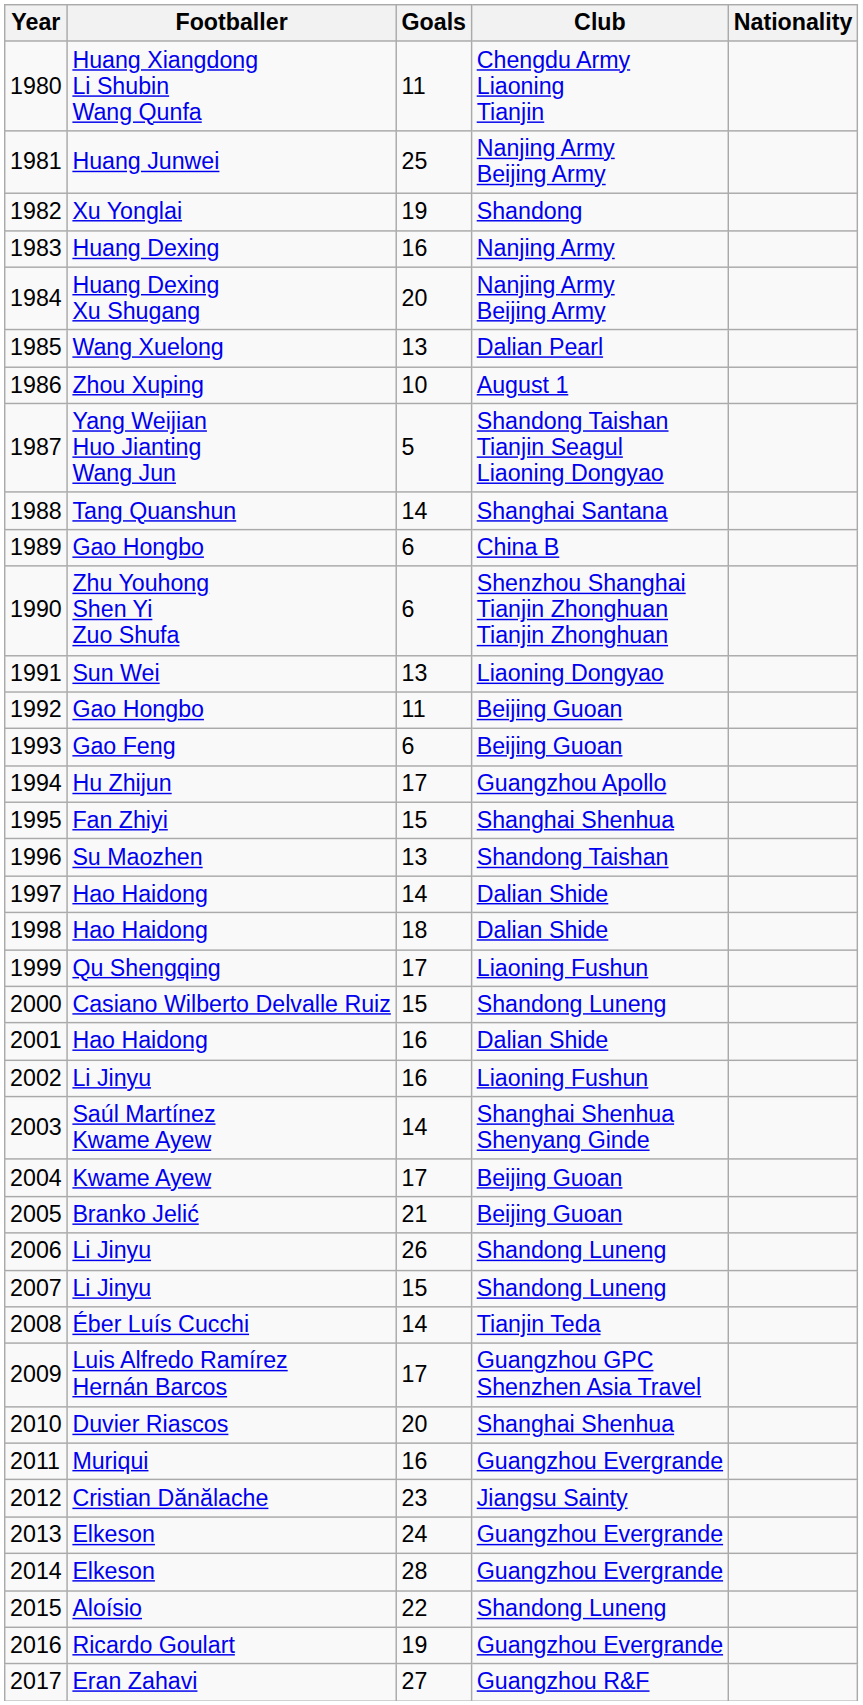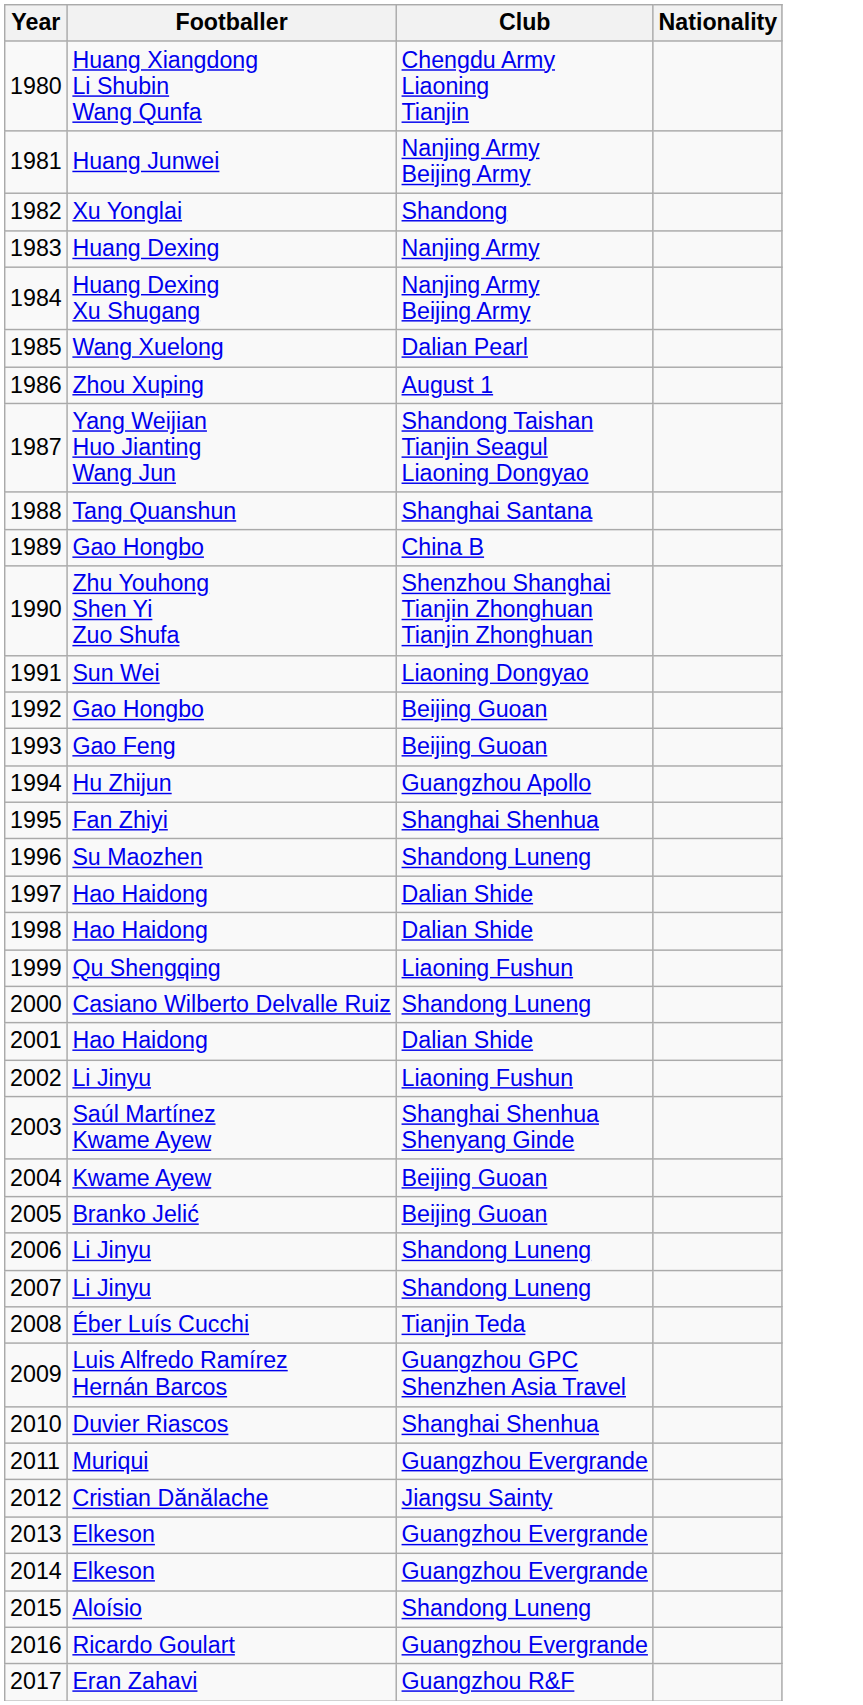- column: (434, 22)
(573, 857) Shandong Taishan -> (496, 857) Shandong Luneng
